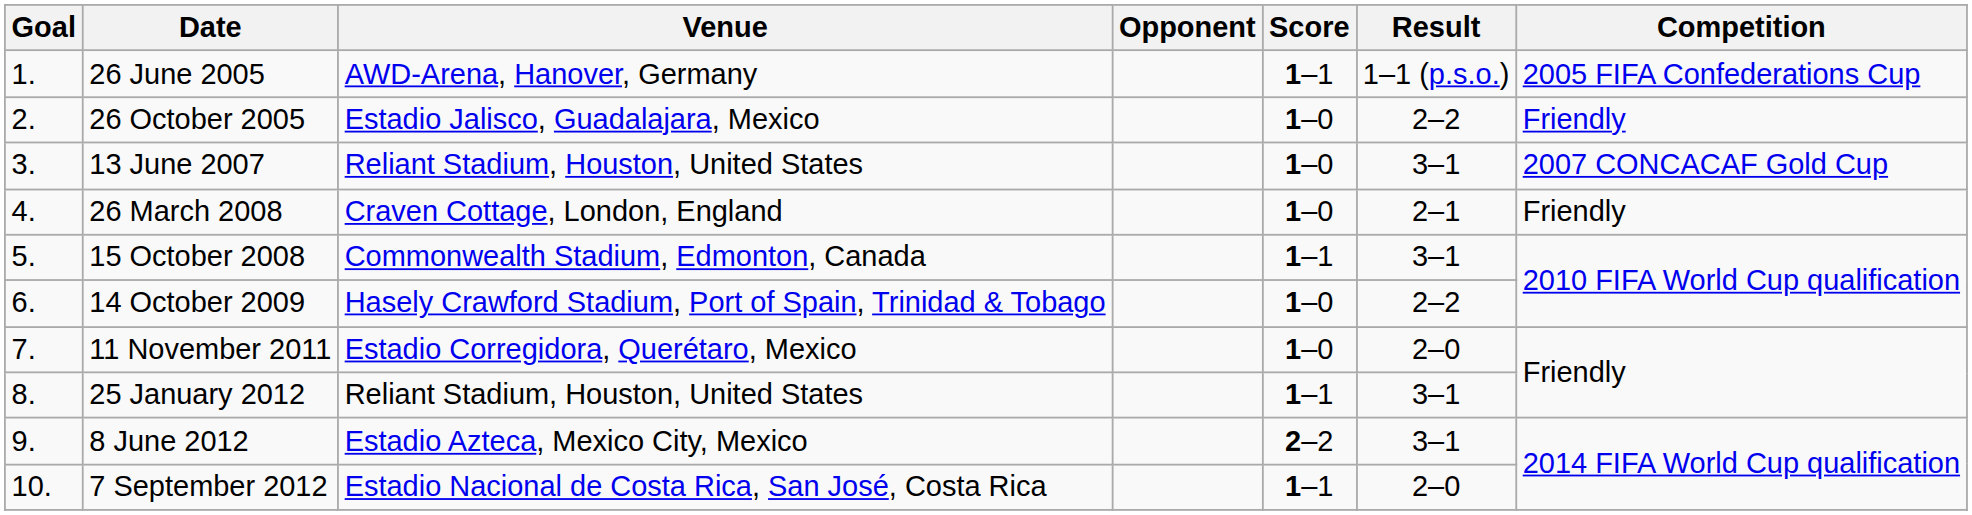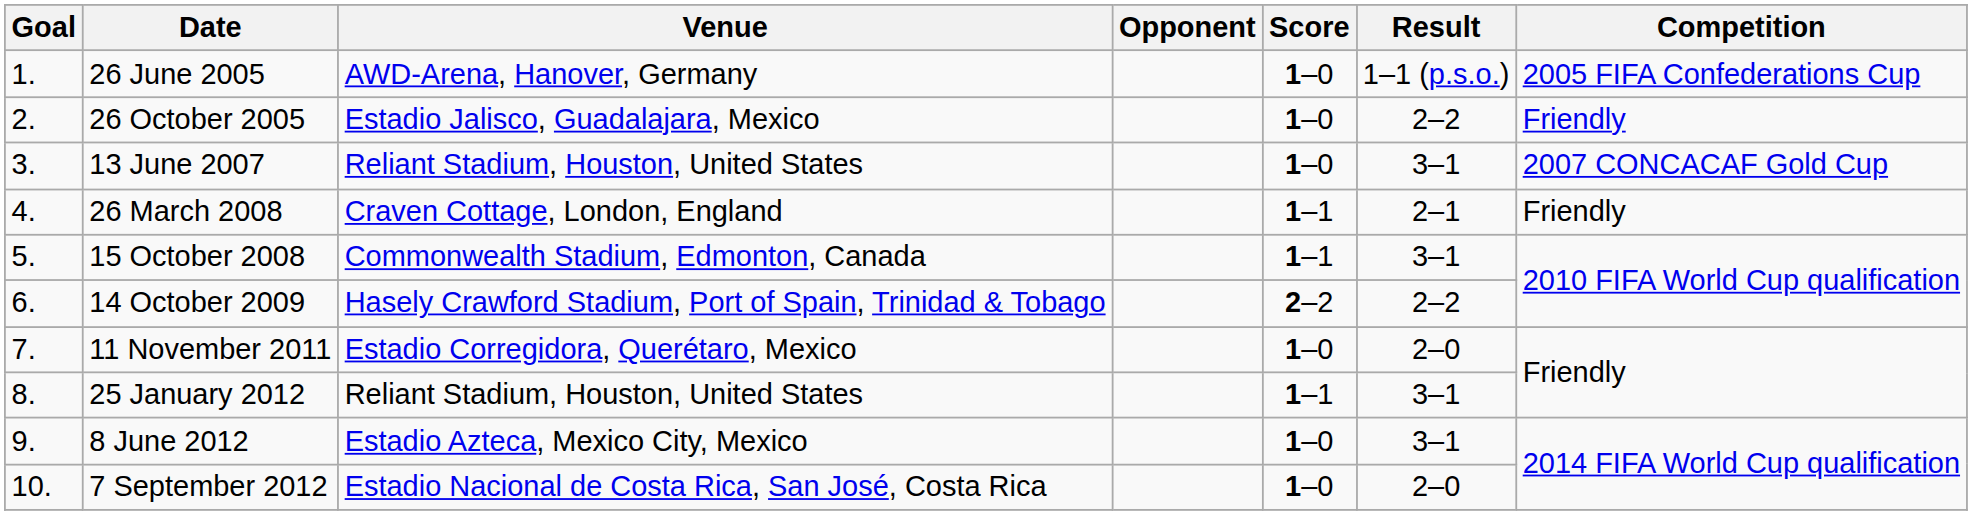(1309, 73) 1–1 -> (1309, 73) 1–0
(1309, 211) 1–0 -> (1309, 211) 1–1
(1309, 303) 1–0 -> (1309, 303) 2–2
(1309, 440) 2–2 -> (1309, 440) 1–0
(1309, 486) 1–1 -> (1309, 486) 1–0
